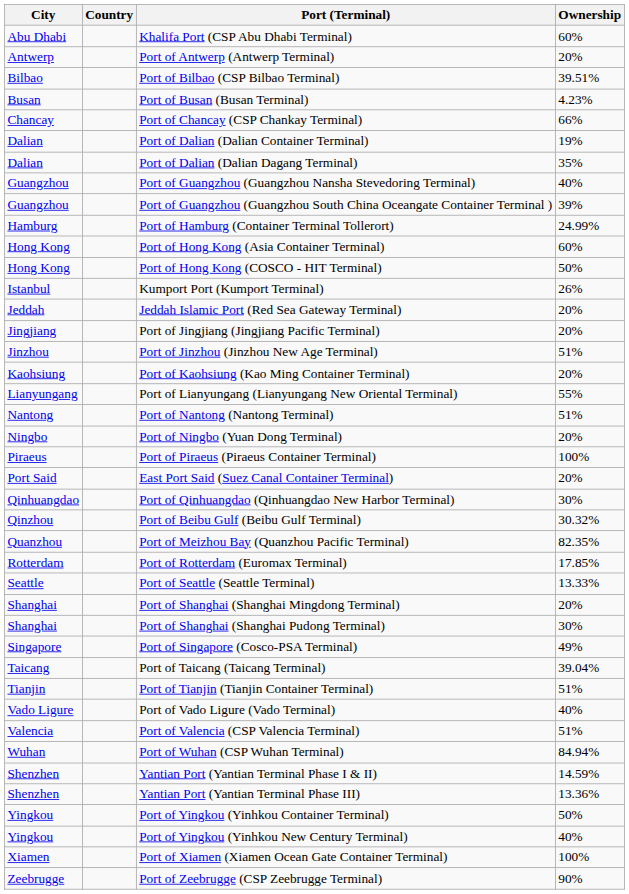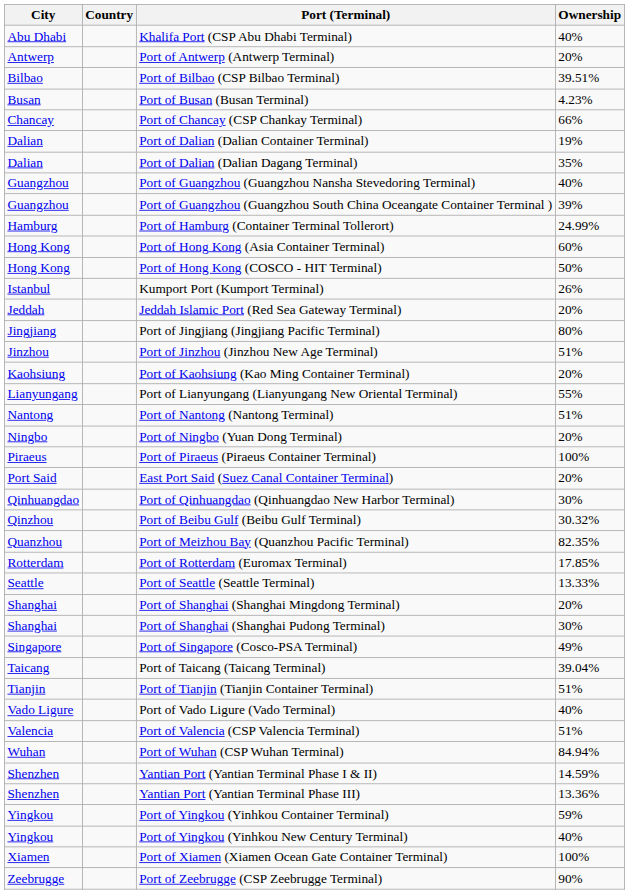(571, 36) 60% -> (571, 36) 40%
(571, 330) 20% -> (571, 330) 80%
(571, 815) 50% -> (571, 815) 59%
